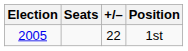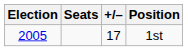(114, 35) 22 -> (114, 35) 17
